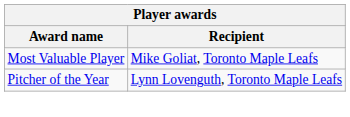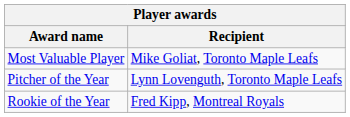+ row: (59, 101)
